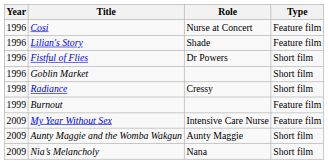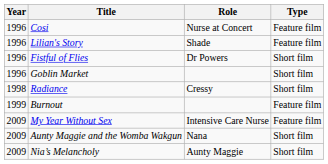(215, 136) Aunty Maggie -> (197, 136) Nana
(197, 151) Nana -> (215, 151) Aunty Maggie
